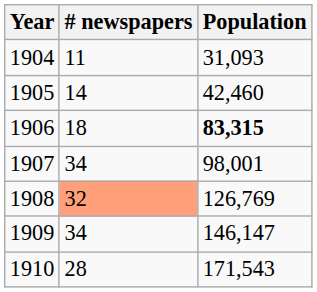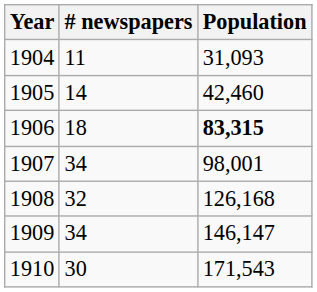(76, 198) lightsalmon background -> (76, 198) no background
(239, 198) 126,769 -> (239, 198) 126,168
(76, 269) 28 -> (76, 269) 30
